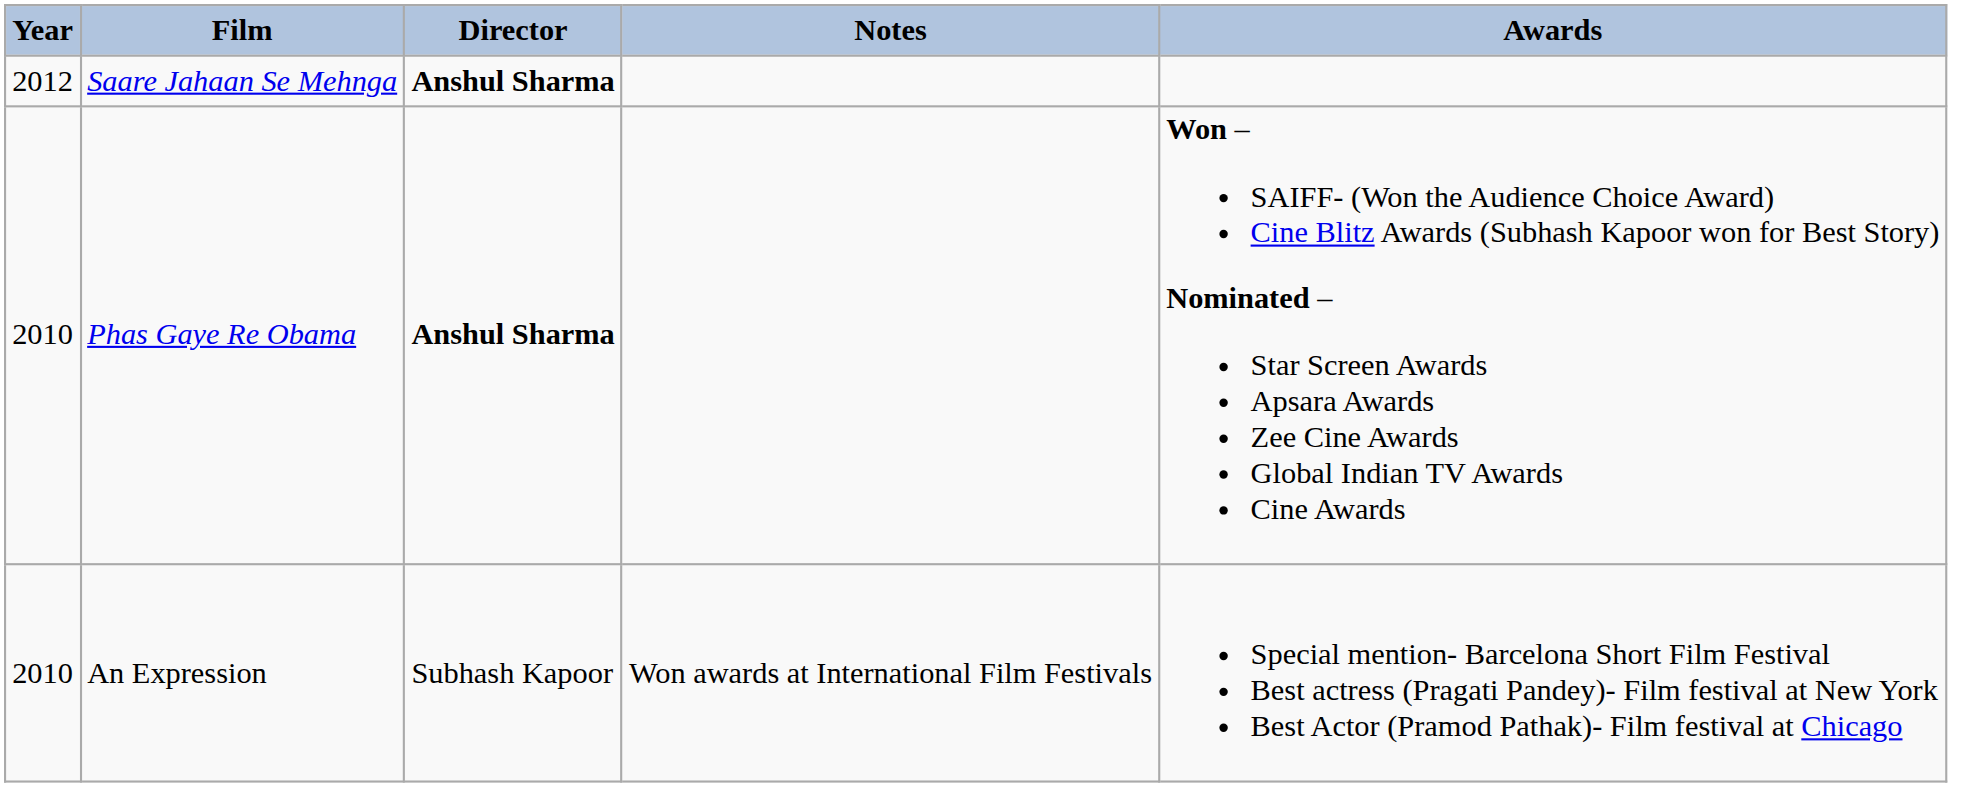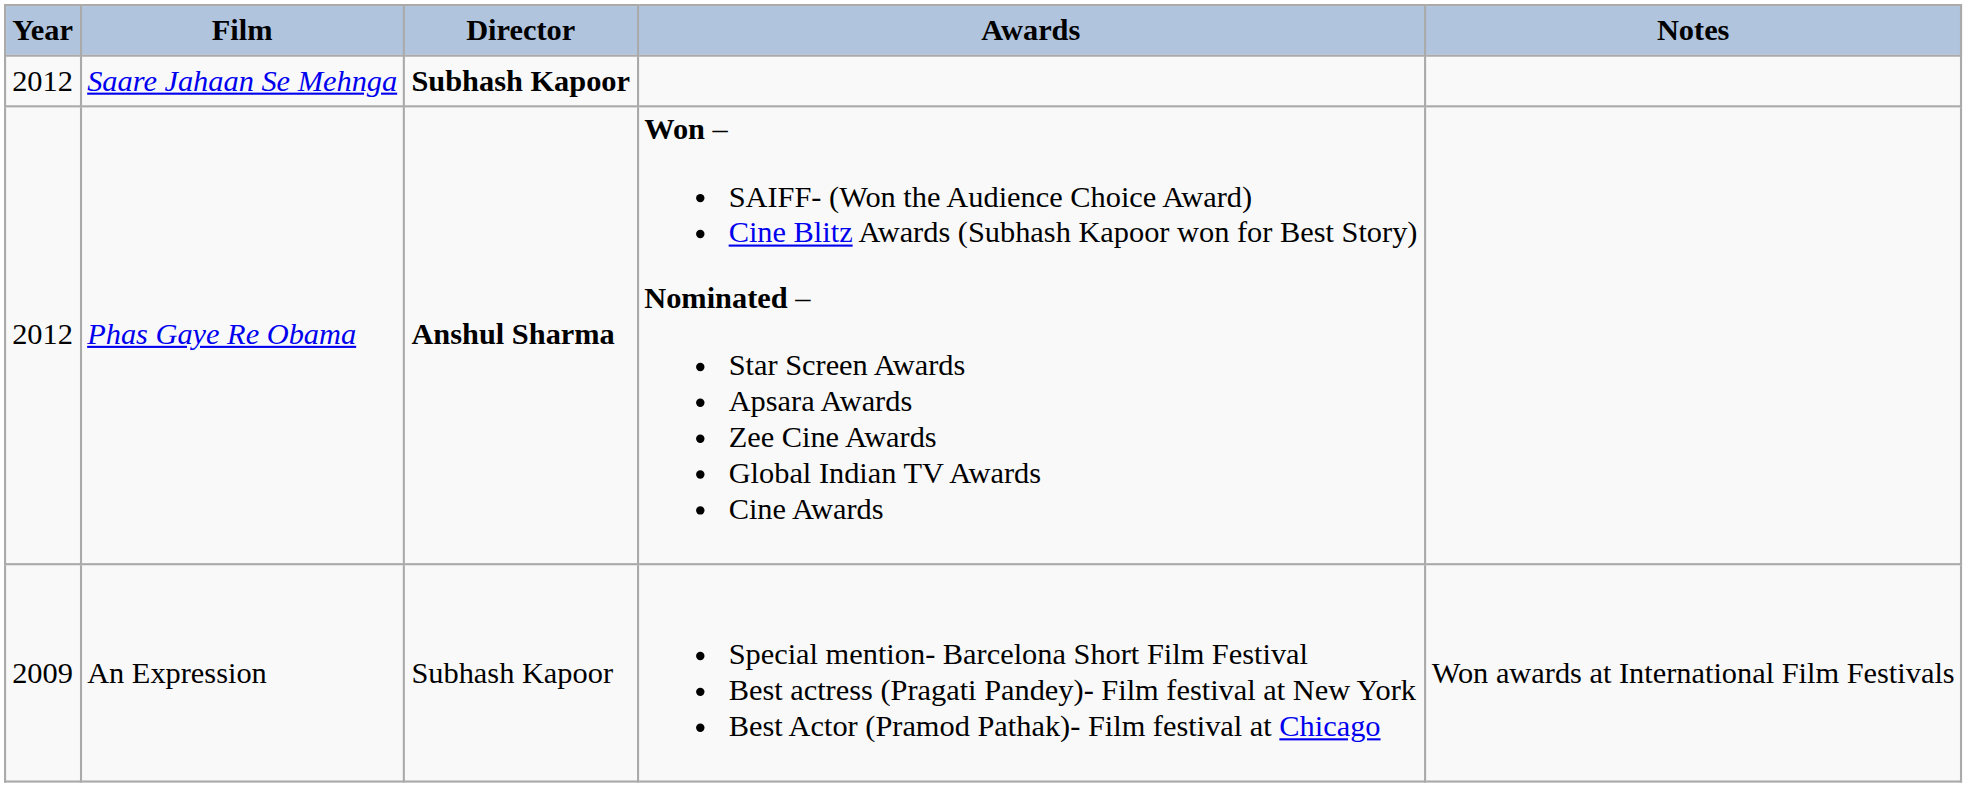columns swapped: (890, 29) <-> (1553, 29)
(513, 80) Anshul Sharma -> (521, 80) Subhash Kapoor
(43, 334) 2010 -> (43, 334) 2012
(43, 672) 2010 -> (43, 672) 2009
